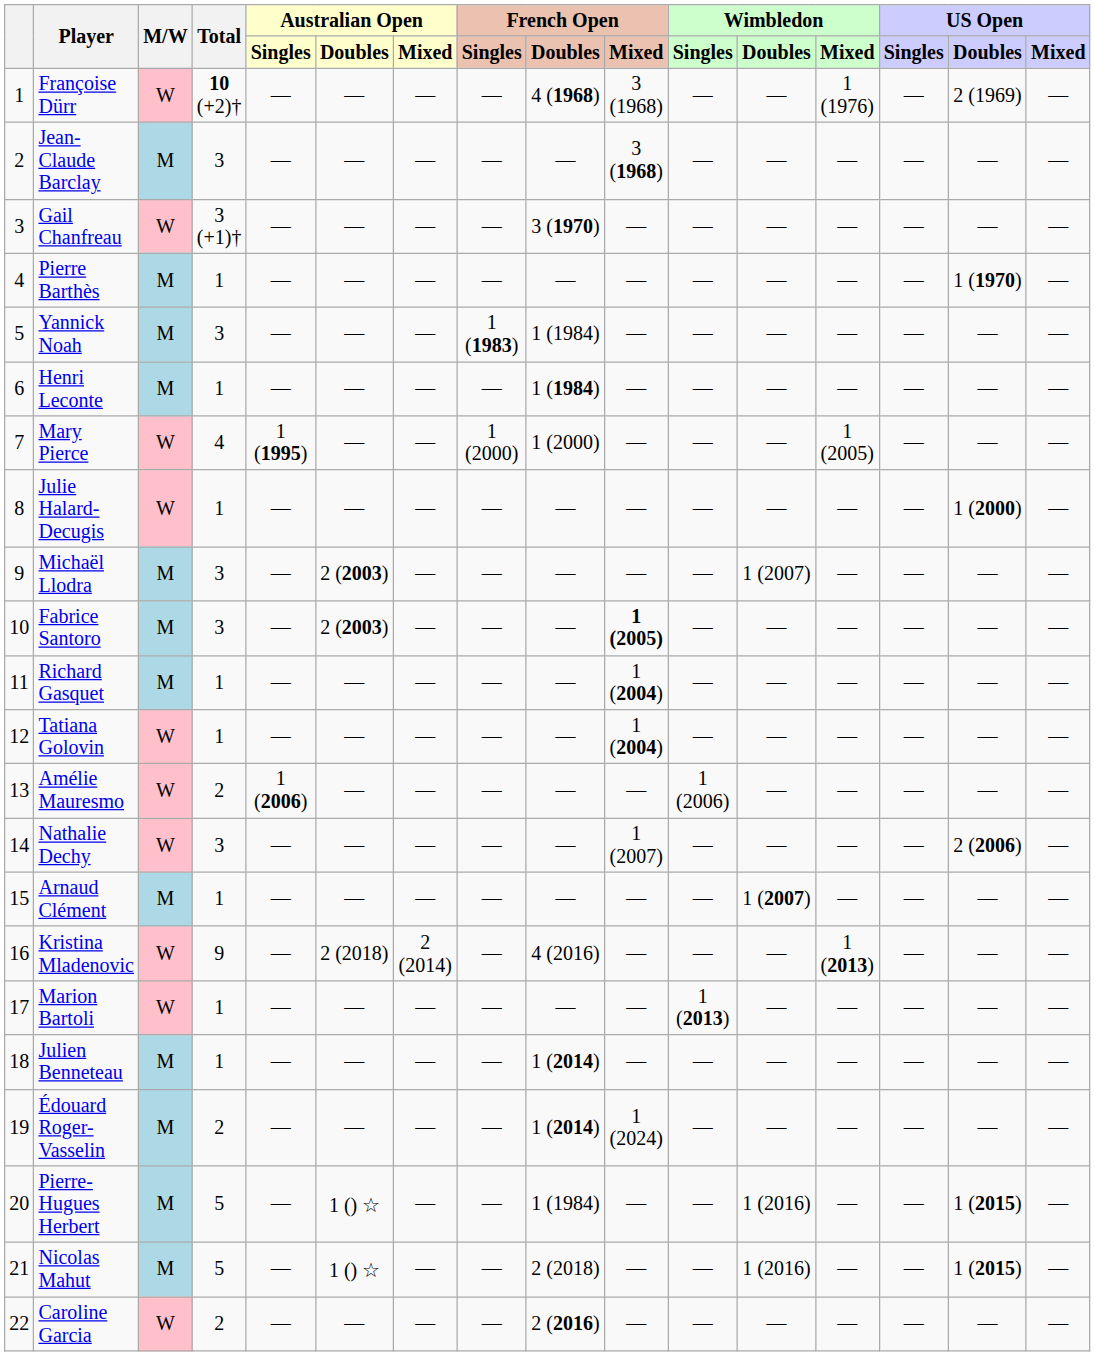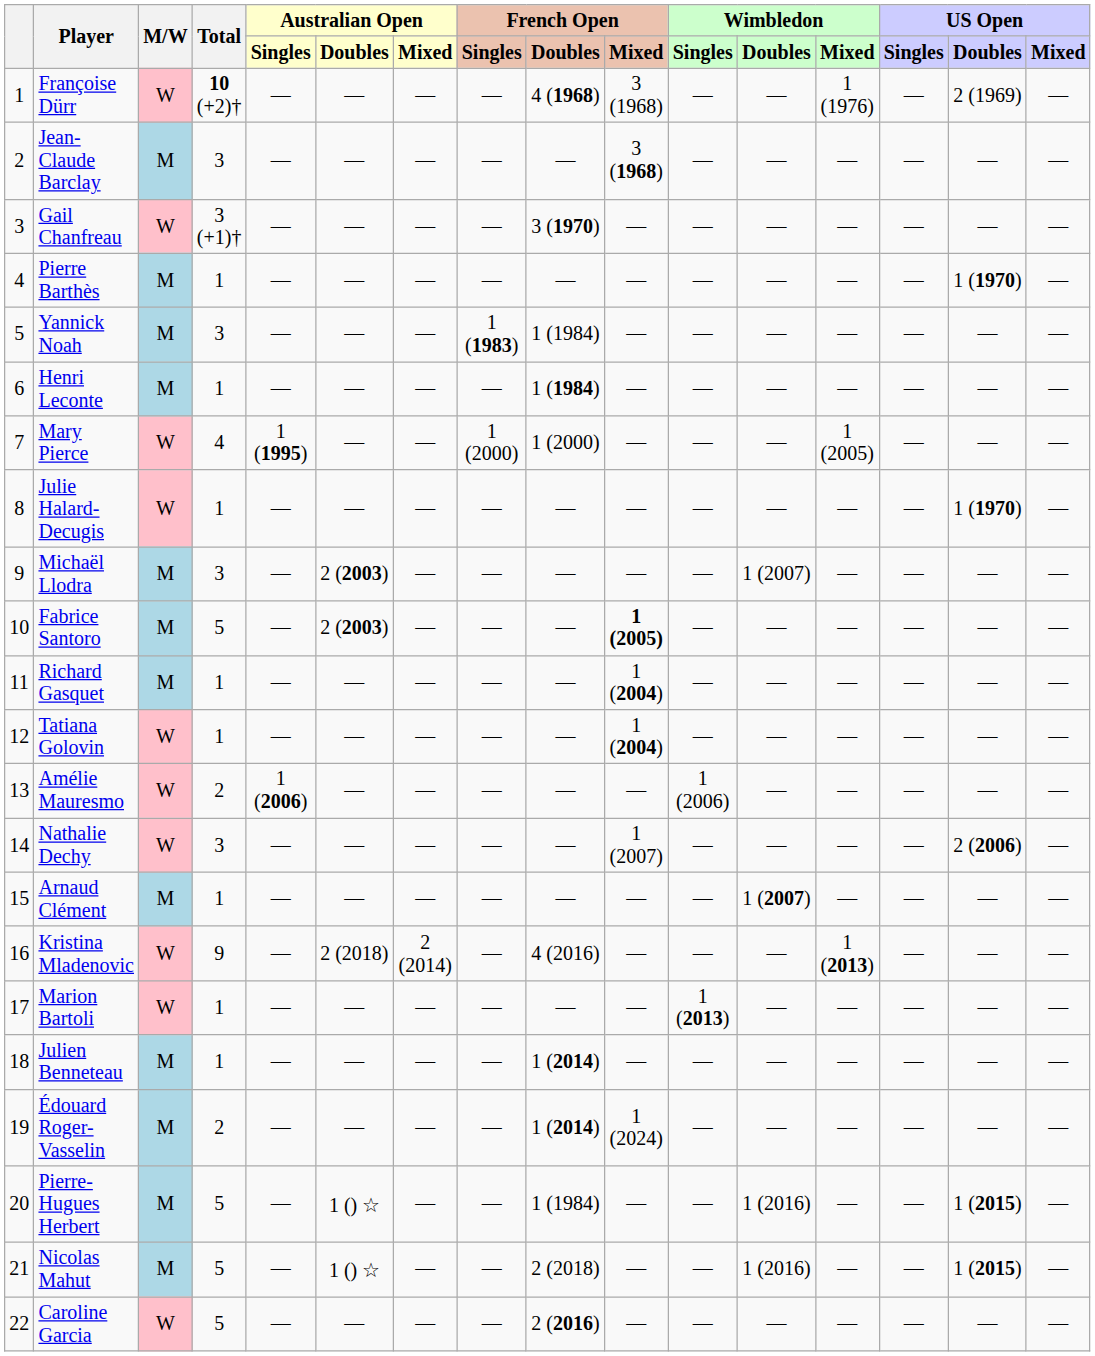(987, 508) 1 (2000) -> (987, 508) 1 (1970)
(219, 628) 3 -> (219, 628) 5
(219, 1323) 2 -> (219, 1323) 5
